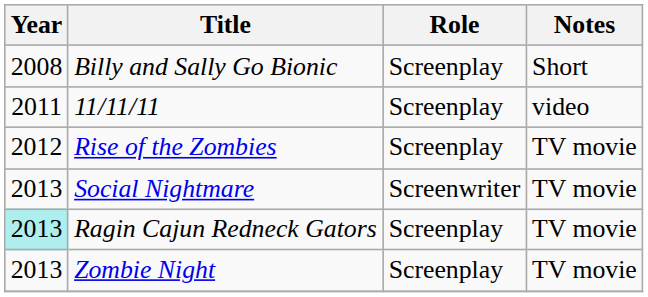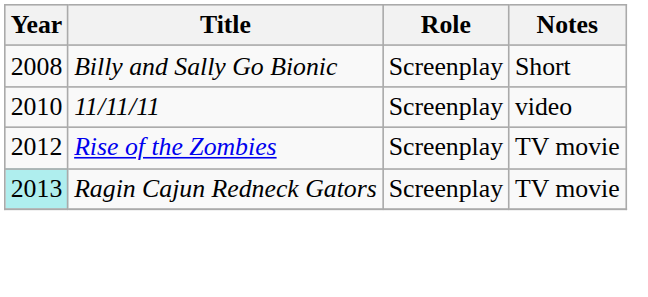(37, 106) 2011 -> (37, 106) 2010
- row: (164, 188)
- row: (145, 270)
